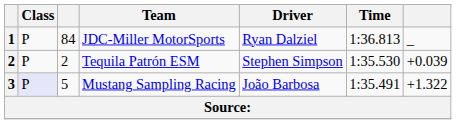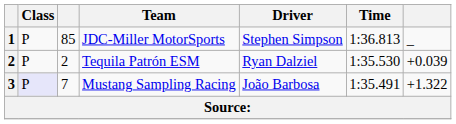(68, 38) 84 -> (68, 38) 85
(280, 38) Ryan Dalziel -> (293, 38) Stephen Simpson
(293, 61) Stephen Simpson -> (280, 61) Ryan Dalziel
(65, 84) 5 -> (65, 84) 7
